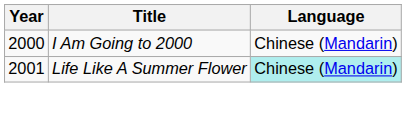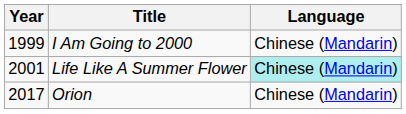(26, 43) 2000 -> (26, 43) 1999
+ row: (72, 95)
